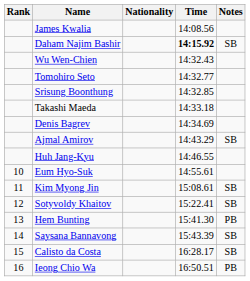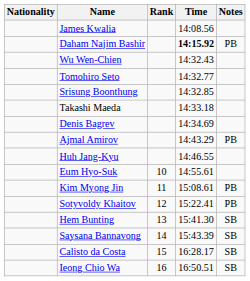columns swapped: (18, 12) <-> (149, 12)
(231, 44) SB -> (231, 44) PB
(231, 140) SB -> (231, 140) PB
(231, 188) SB -> (231, 188) PB
(231, 204) SB -> (231, 204) PB
(231, 220) PB -> (231, 220) SB
(231, 268) PB -> (231, 268) SB
